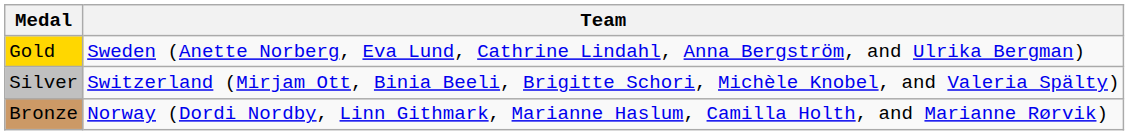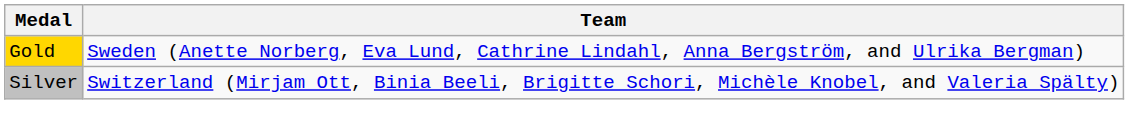- row: (44, 114)
